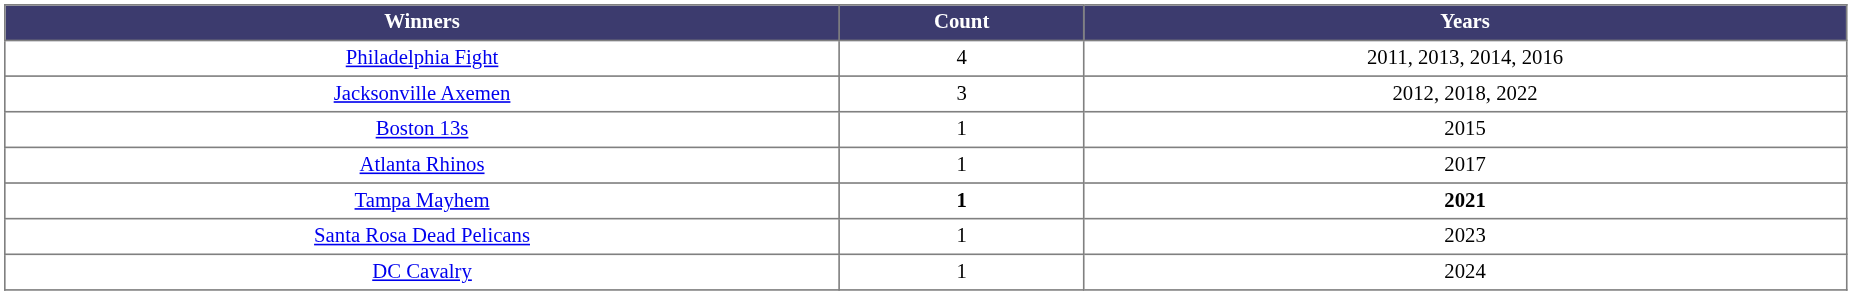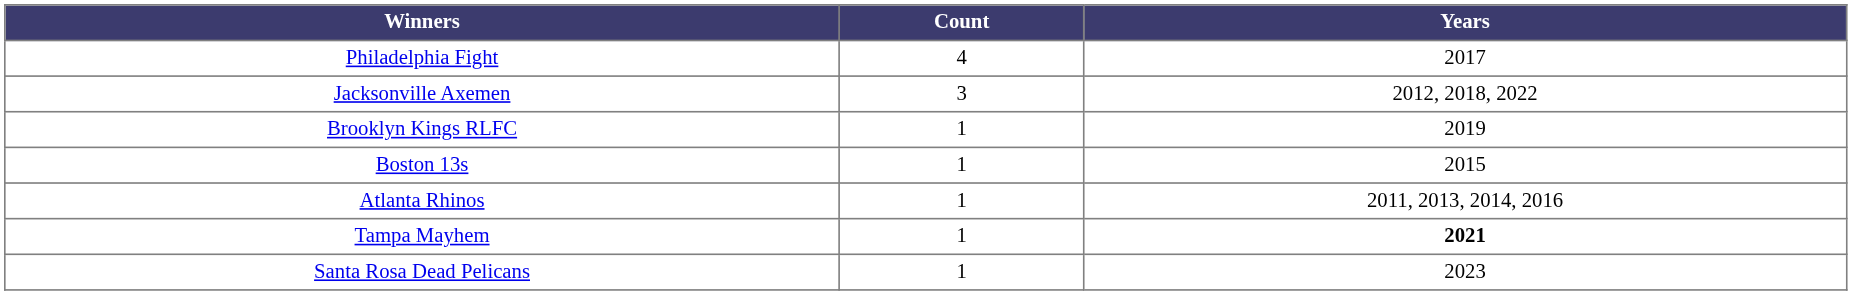(1465, 57) 2011, 2013, 2014, 2016 -> (1465, 57) 2017
+ row: (422, 129)
(1465, 164) 2017 -> (1465, 200) 2011, 2013, 2014, 2016
(962, 200) bold -> (962, 236) normal
- row: (422, 271)
